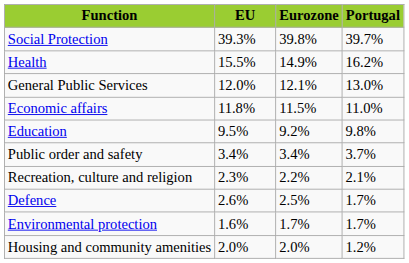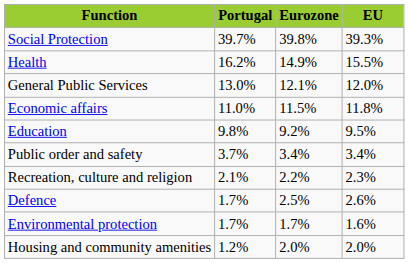columns swapped: (373, 16) <-> (245, 16)
